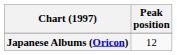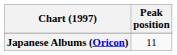(151, 42) 12 -> (151, 42) 11
